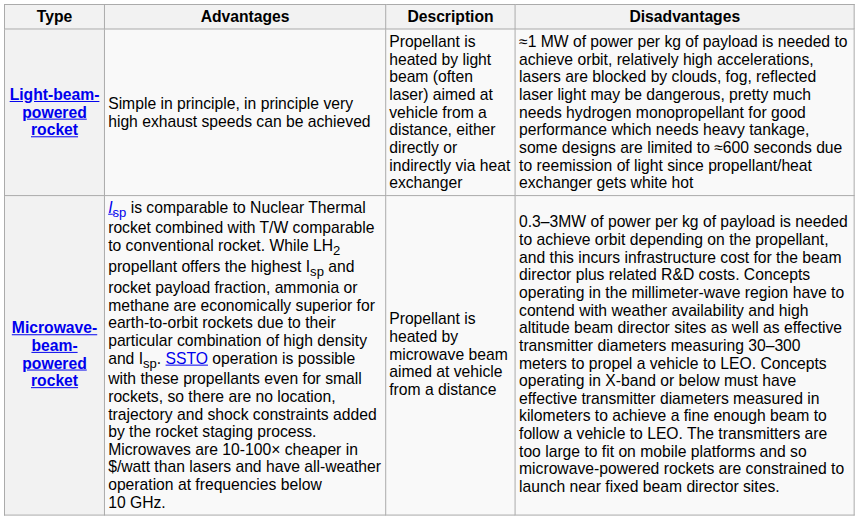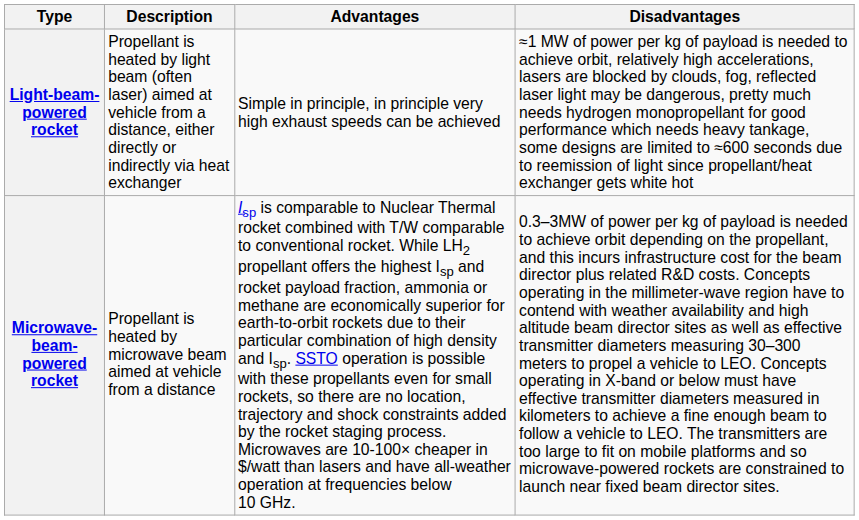columns swapped: (451, 16) <-> (245, 16)
